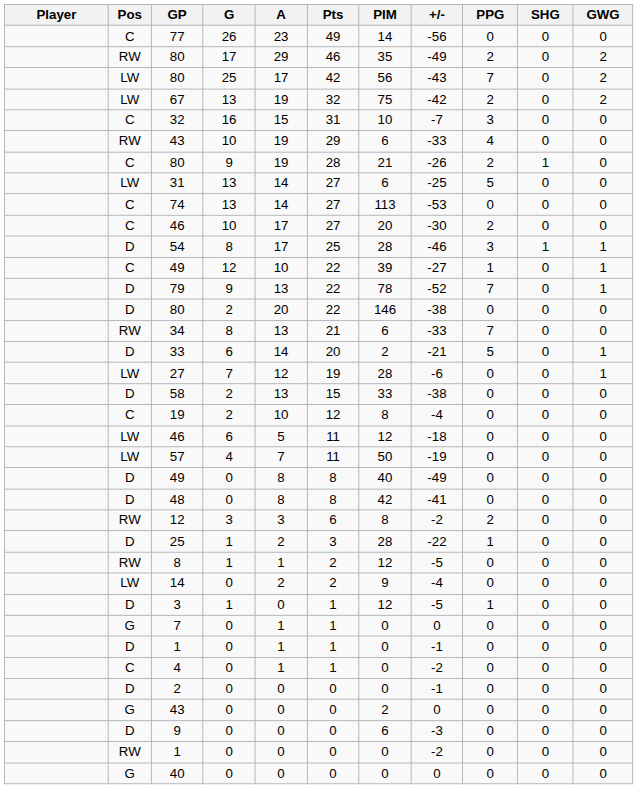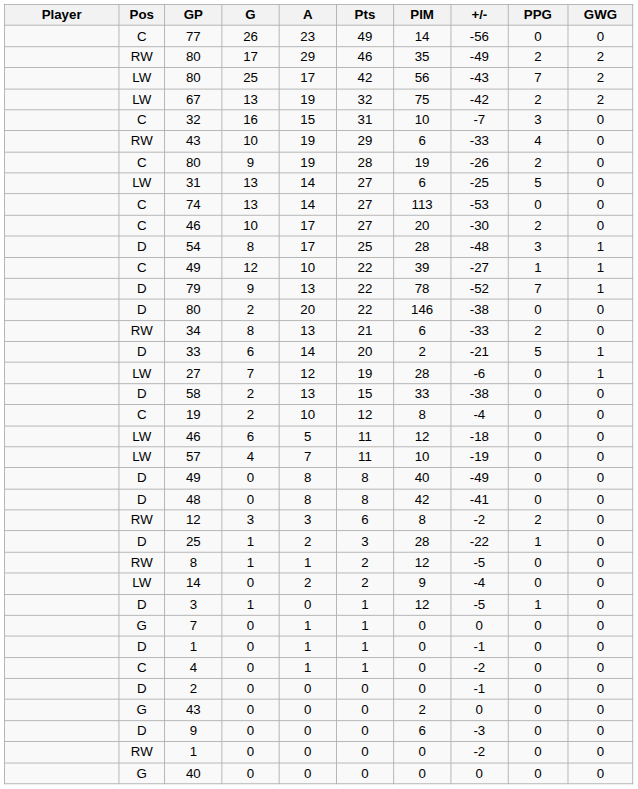- column: (545, 15)
(385, 162) 21 -> (422, 162) 19
(437, 246) -46 -> (479, 246) -48
(490, 330) 7 -> (538, 330) 2
(385, 457) 50 -> (422, 457) 10
